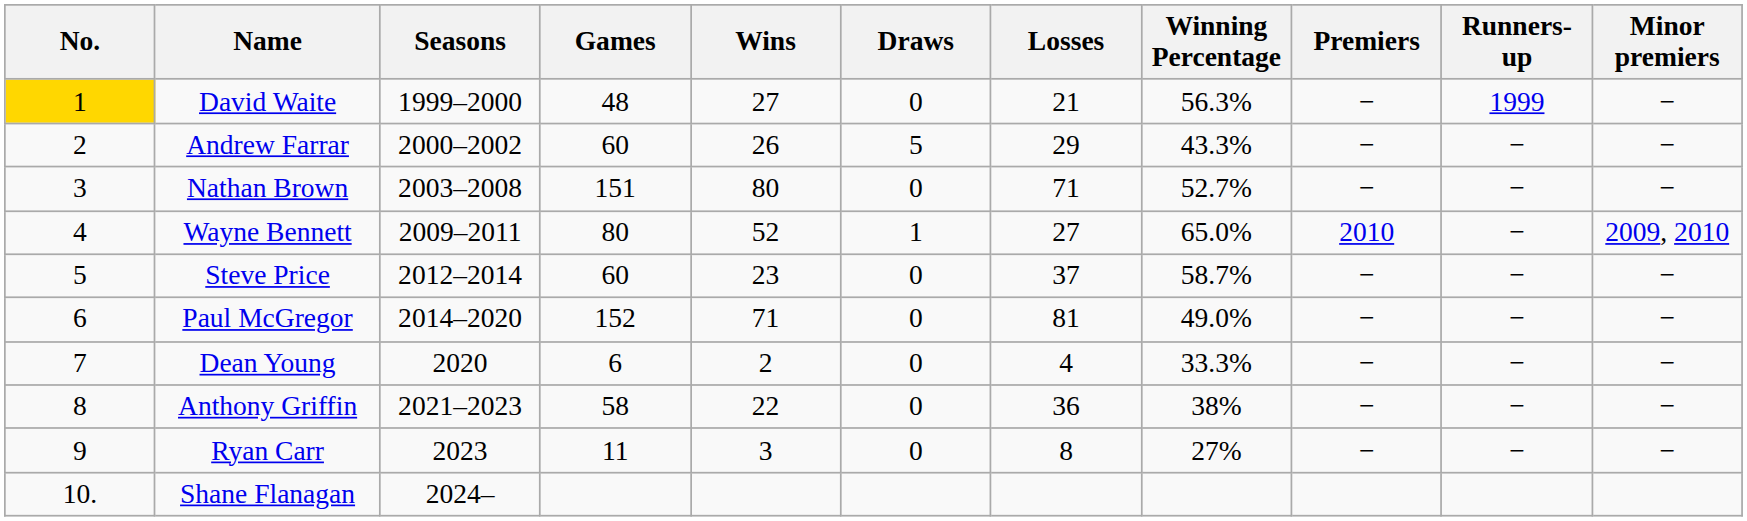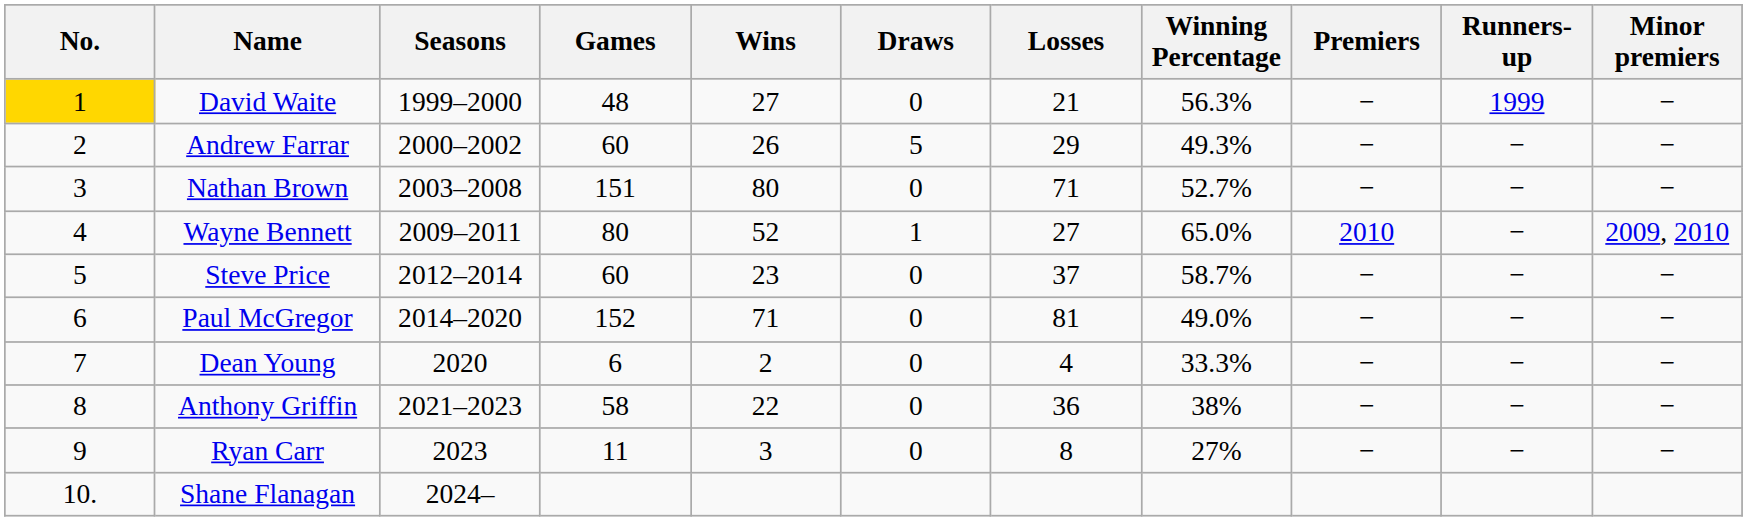(1216, 144) 43.3% -> (1216, 144) 49.3%
